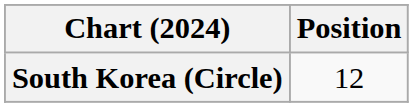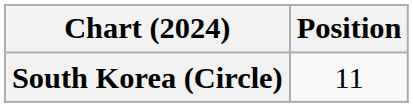(349, 76) 12 -> (349, 76) 11
